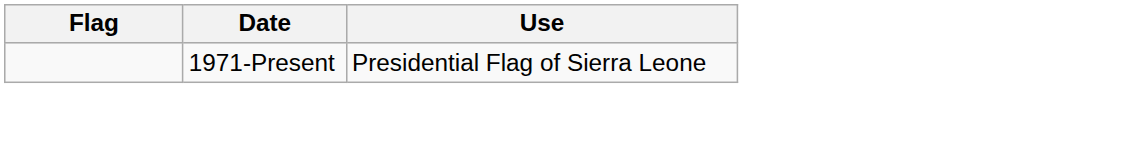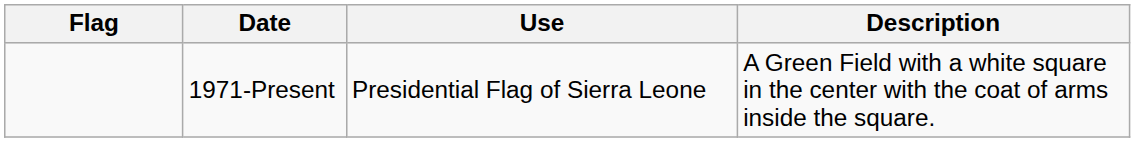+ column: (933, 23)
